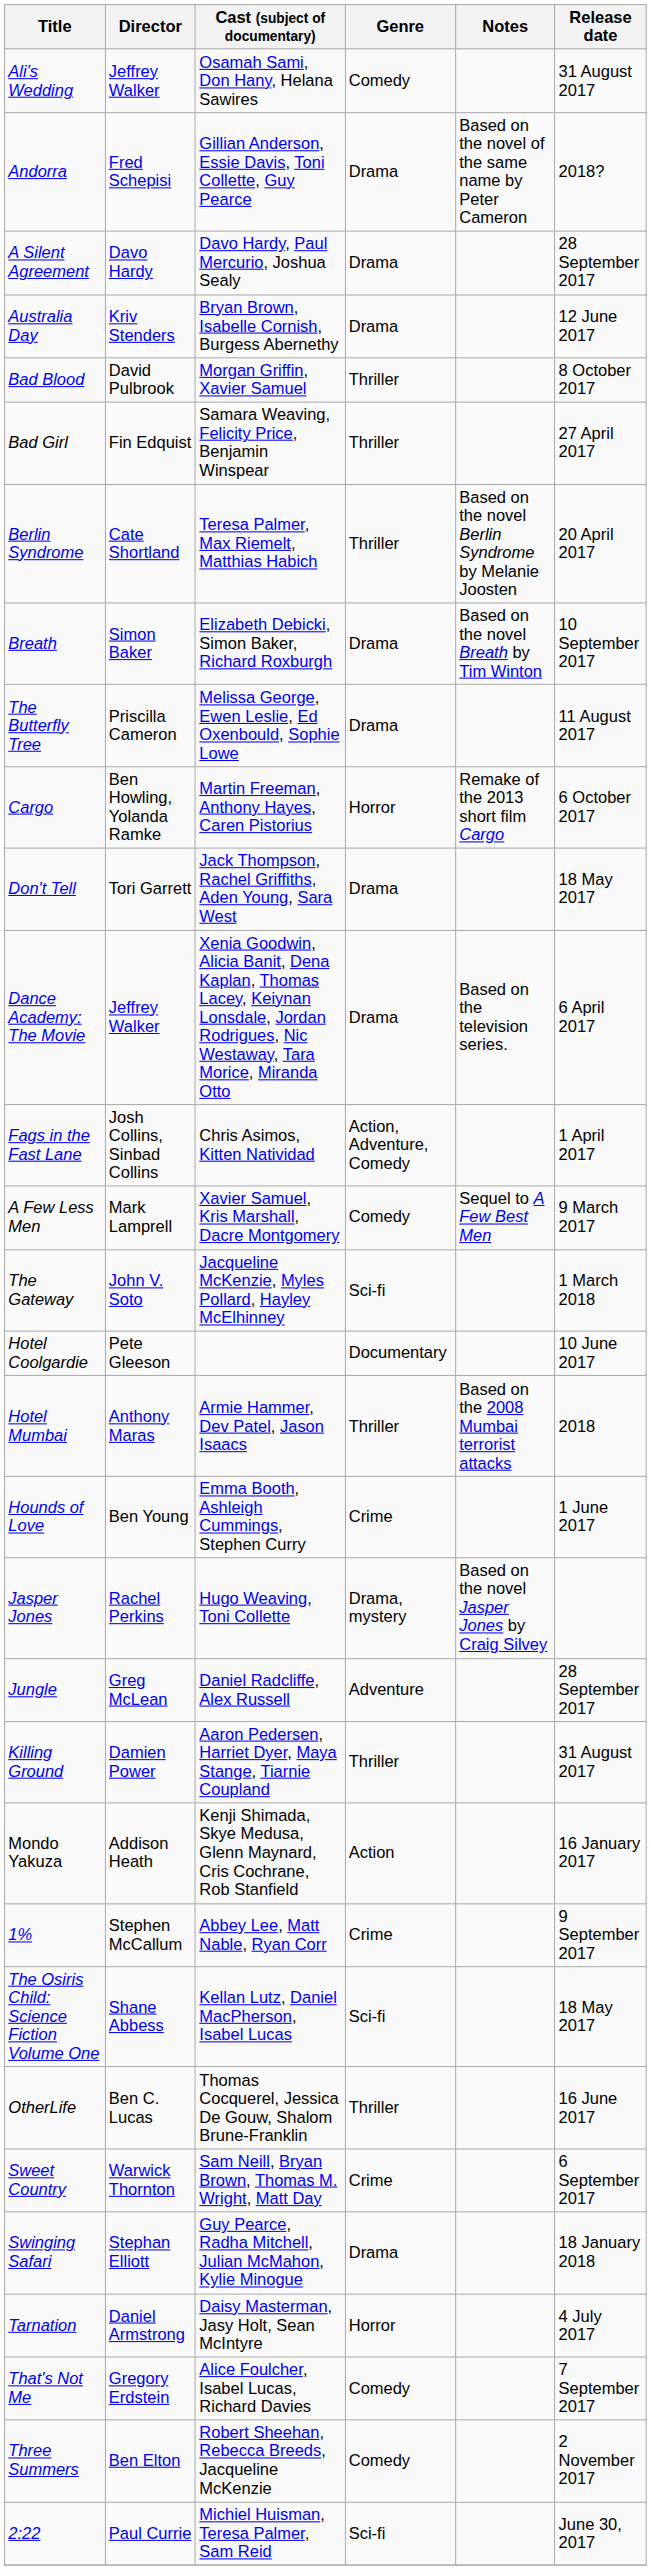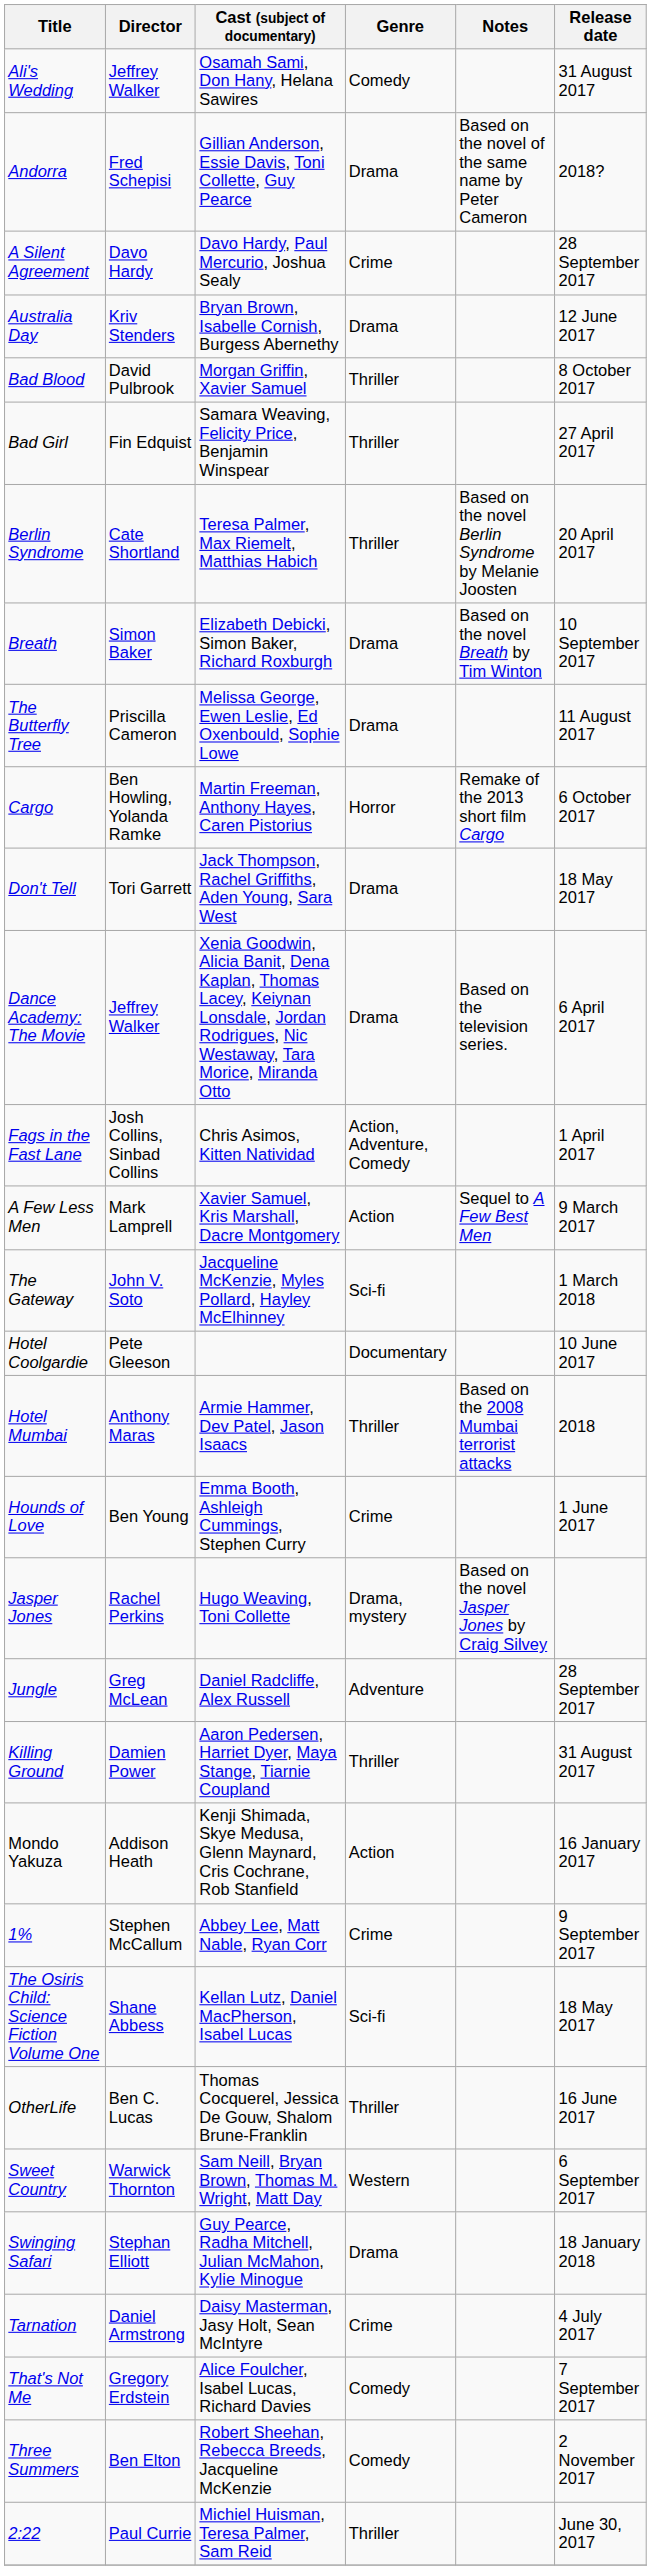(373, 262) Drama -> (371, 262) Crime
(379, 1217) Comedy -> (372, 1217) Action
(371, 2180) Crime -> (379, 2180) Western
(372, 2325) Horror -> (371, 2325) Crime
(367, 2533) Sci-fi -> (374, 2533) Thriller
